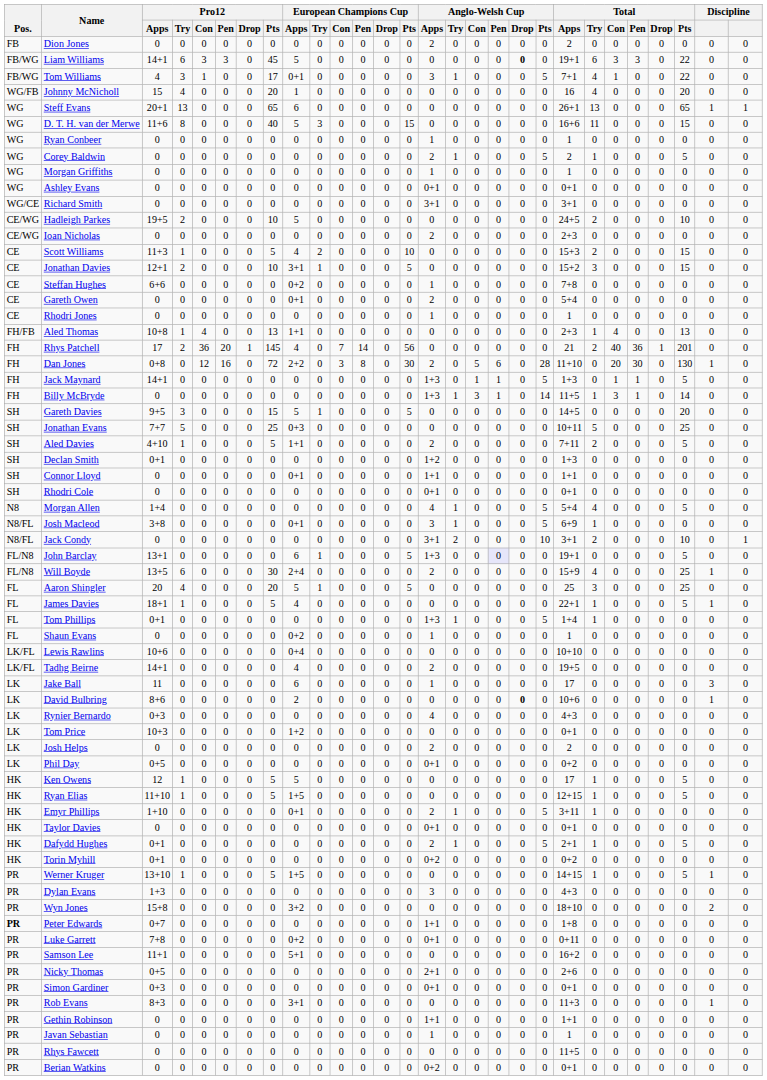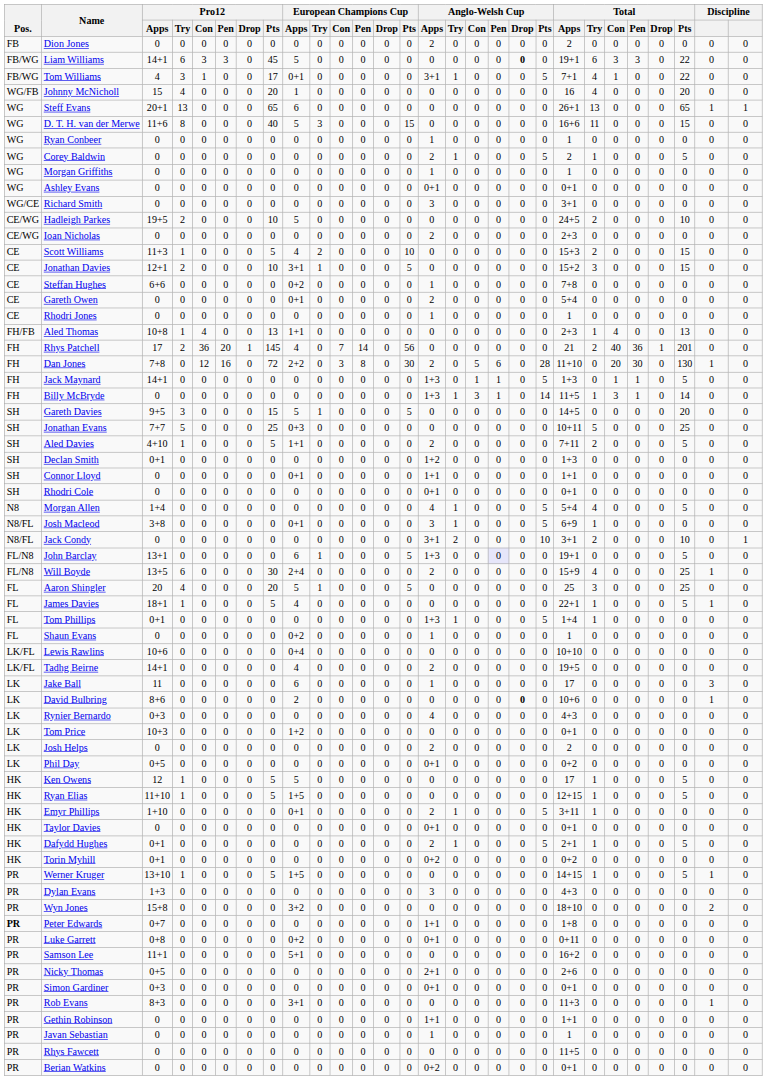(432, 76) 3 -> (432, 76) 3+1
(432, 204) 3+1 -> (432, 204) 3
(157, 364) 0+8 -> (157, 364) 7+8
(157, 939) 7+8 -> (157, 939) 0+8
